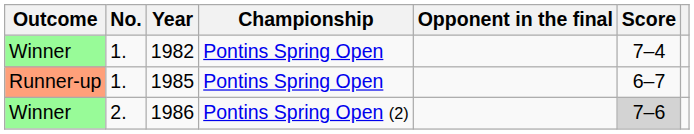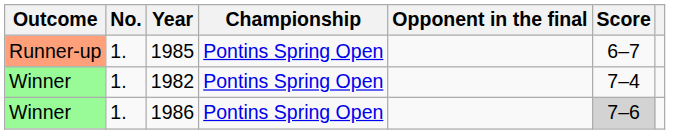rows swapped: (173, 50) <-> (173, 81)
(118, 112) 2. -> (118, 112) 1.
(306, 112) Pontins Spring Open (2) -> (293, 112) Pontins Spring Open
